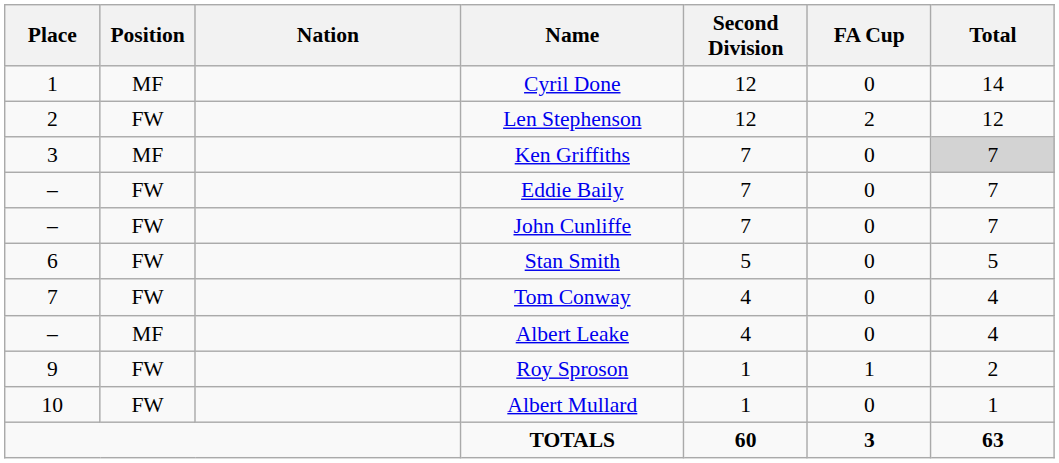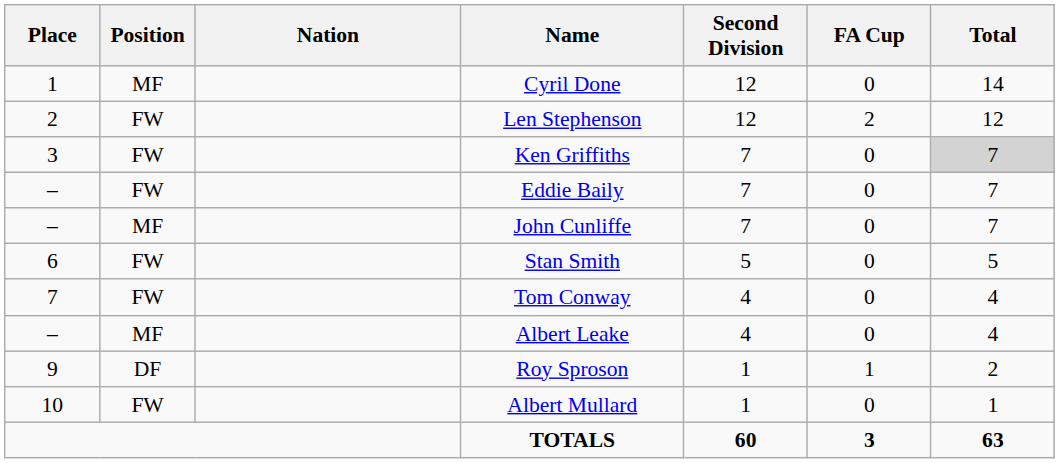(148, 154) MF -> (148, 154) FW
(148, 225) FW -> (148, 225) MF
(148, 368) FW -> (148, 368) DF
